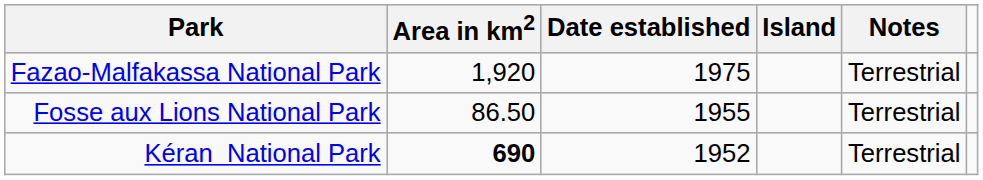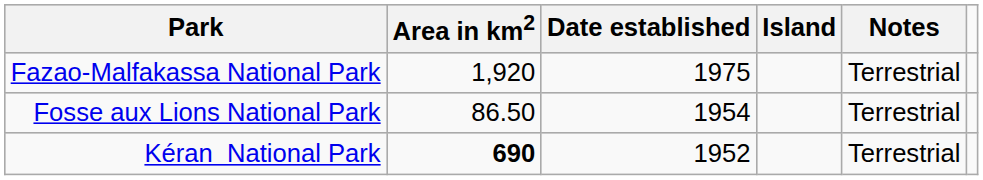(722, 112) 1955 -> (722, 112) 1954
